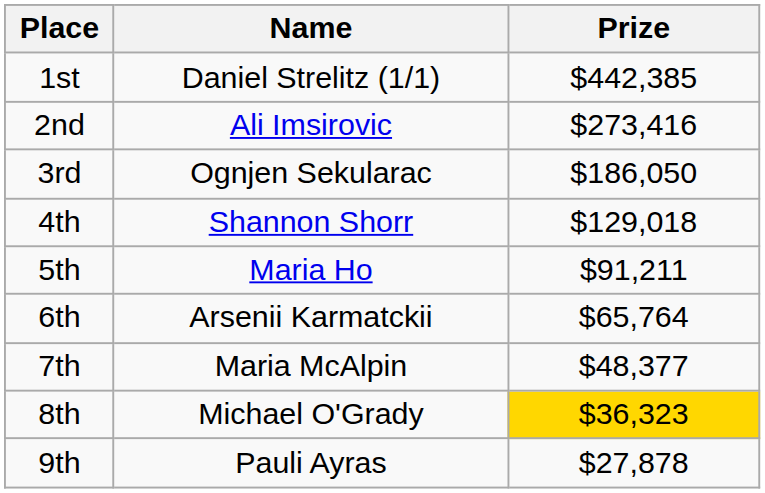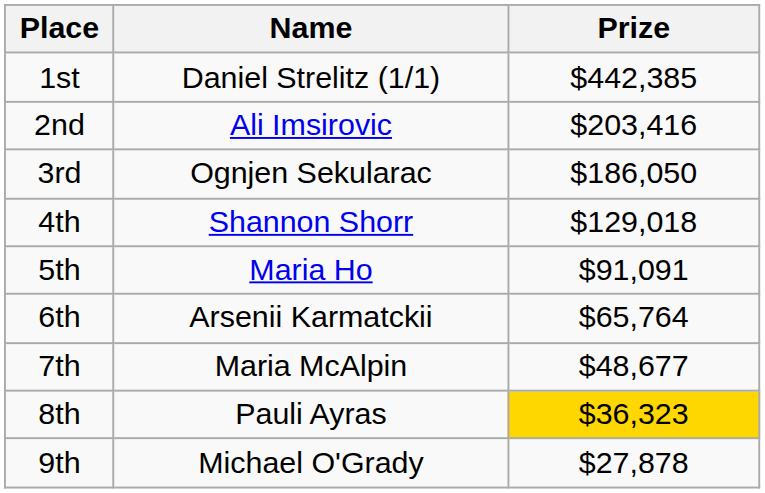(634, 125) $273,416 -> (634, 125) $203,416
(634, 269) $91,211 -> (634, 269) $91,091
(634, 366) $48,377 -> (634, 366) $48,677
(311, 414) Michael O'Grady -> (311, 414) Pauli Ayras
(311, 462) Pauli Ayras -> (311, 462) Michael O'Grady
